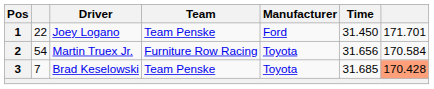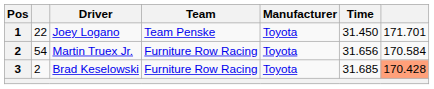(275, 32) Ford -> (280, 32) Toyota
(37, 69) 7 -> (37, 69) 2
(180, 69) Team Penske -> (201, 69) Furniture Row Racing
